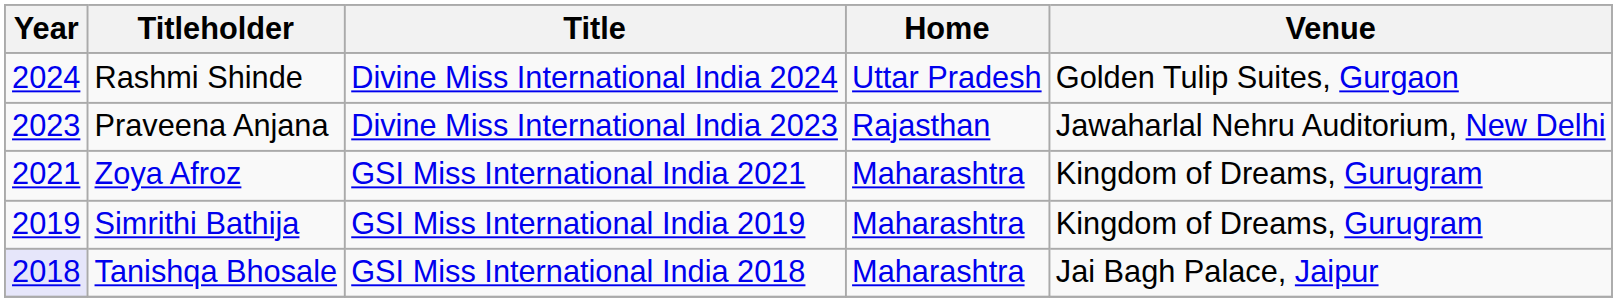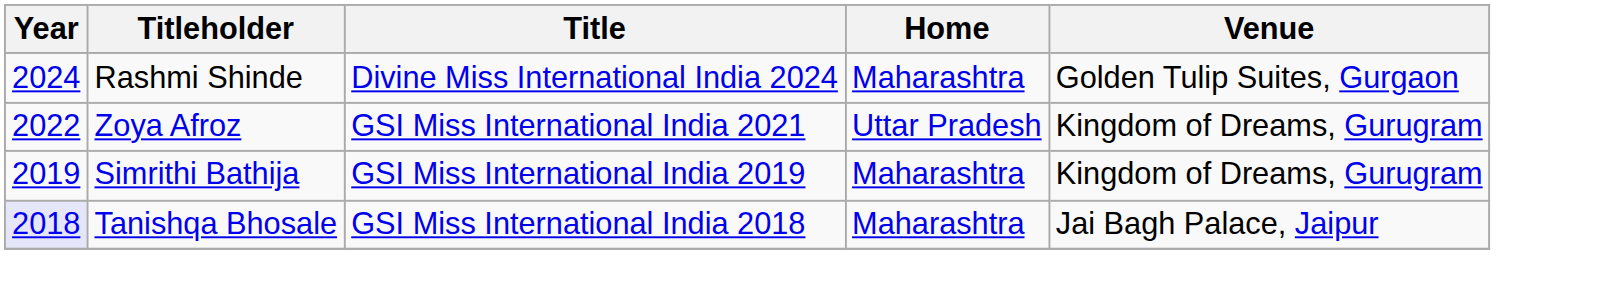(947, 77) Uttar Pradesh -> (938, 77) Maharashtra
- row: (212, 126)
(46, 175) 2021 -> (46, 126) 2022
(938, 175) Maharashtra -> (947, 126) Uttar Pradesh
